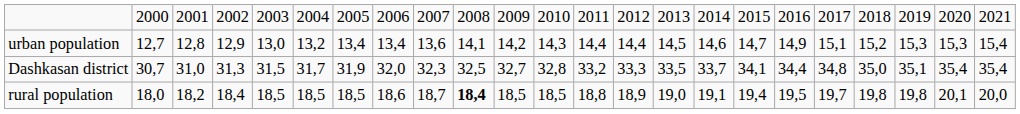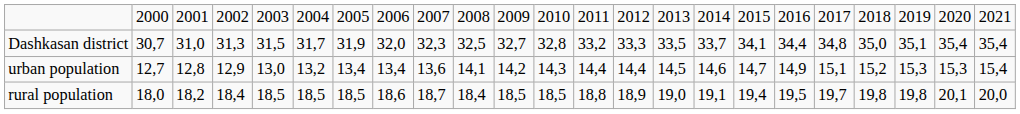rows swapped: (68, 69) <-> (64, 43)
(471, 95) bold -> (471, 95) normal
